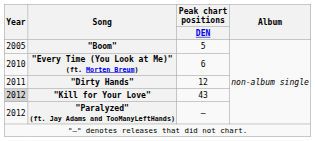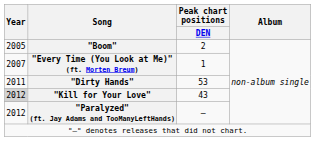(203, 46) 5 -> (203, 46) 2
(16, 64) 2010 -> (16, 64) 2007
(203, 64) 6 -> (203, 64) 1
(203, 82) 12 -> (203, 82) 53
